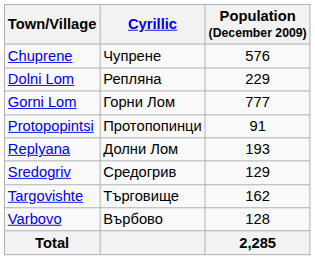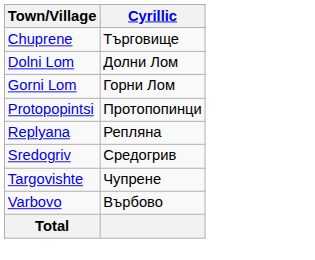- column: (258, 24)
(132, 56) Чупрене -> (141, 39) Търговище
(132, 79) Репляна -> (141, 62) Долни Лом
(141, 149) Долни Лом -> (132, 132) Репляна
(141, 196) Търговище -> (132, 179) Чупрене
